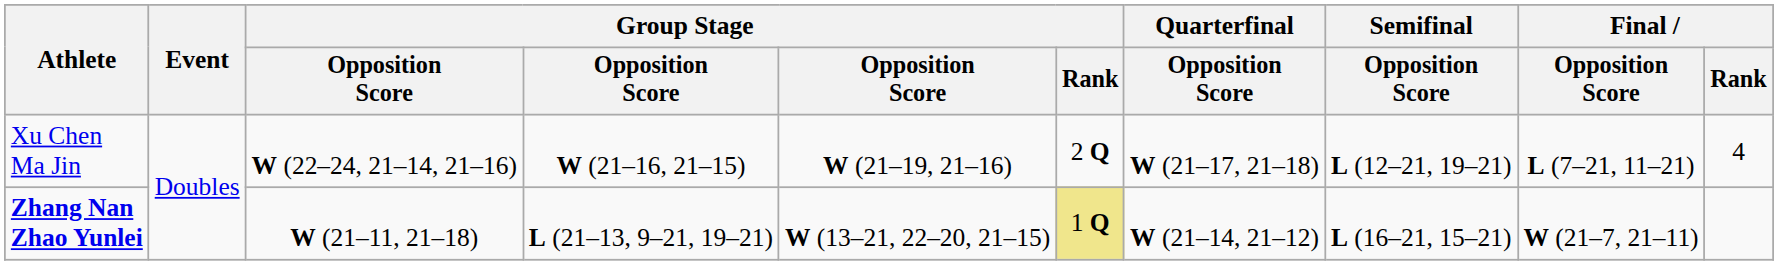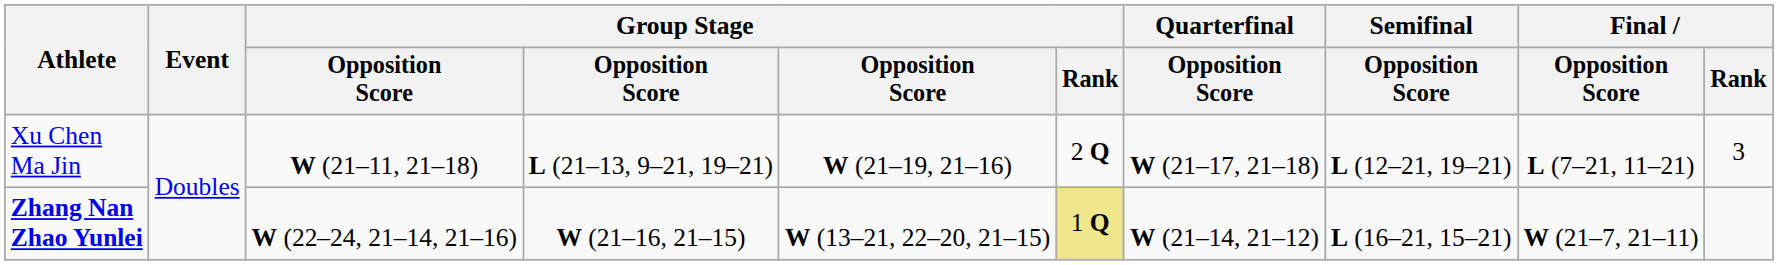(384, 166) W (22–24, 21–14, 21–16) -> (384, 166) W (21–11, 21–18)
(651, 166) W (21–16, 21–15) -> (651, 166) L (21–13, 9–21, 19–21)
(1739, 151) 4 -> (1739, 151) 3
(384, 238) W (21–11, 21–18) -> (384, 238) W (22–24, 21–14, 21–16)
(651, 238) L (21–13, 9–21, 19–21) -> (651, 238) W (21–16, 21–15)
